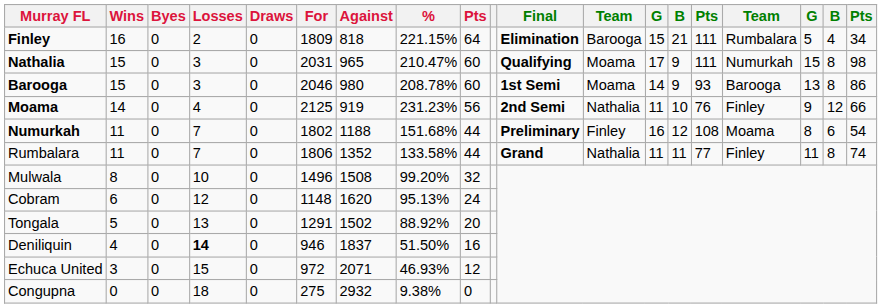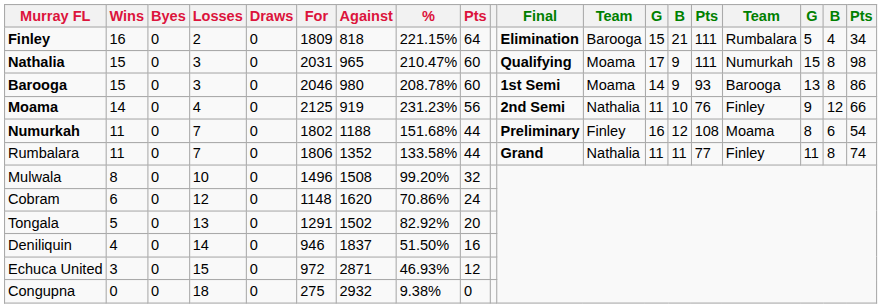(424, 199) 95.13% -> (424, 199) 70.86%
(424, 222) 88.92% -> (424, 222) 82.92%
(201, 245) bold -> (201, 245) normal
(356, 268) 2071 -> (356, 268) 2871
